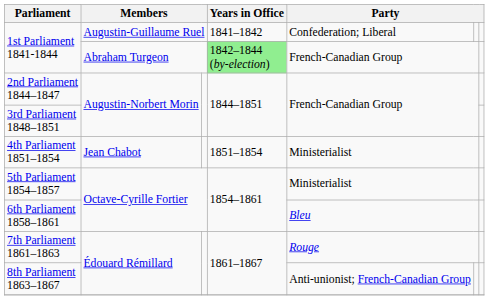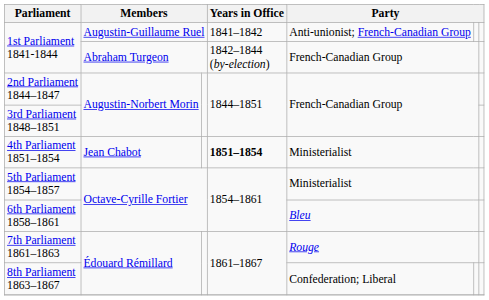(343, 32) Confederation; Liberal -> (380, 32) Anti-unionist; French-Canadian Group
(240, 57) lightgreen background -> (240, 57) no background
(236, 152) normal -> (236, 152) bold
(380, 279) Anti-unionist; French-Canadian Group -> (343, 279) Confederation; Liberal
